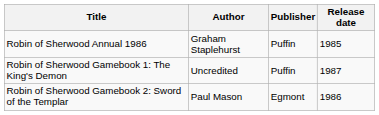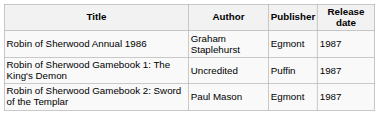(283, 44) Puffin -> (288, 44) Egmont
(331, 44) 1985 -> (331, 44) 1987
(331, 97) 1986 -> (331, 97) 1987
